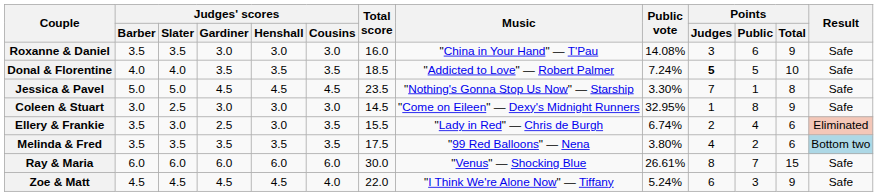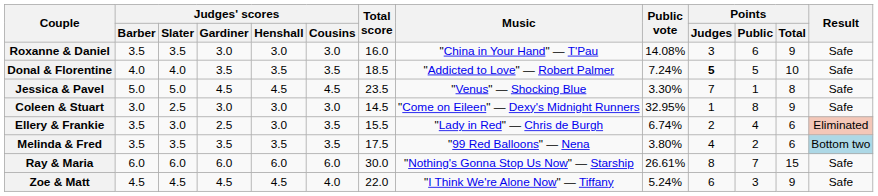(519, 89) "Nothing's Gonna Stop Us Now" — Starship -> (519, 89) "Venus" — Shocking Blue
(519, 163) "Venus" — Shocking Blue -> (519, 163) "Nothing's Gonna Stop Us Now" — Starship
